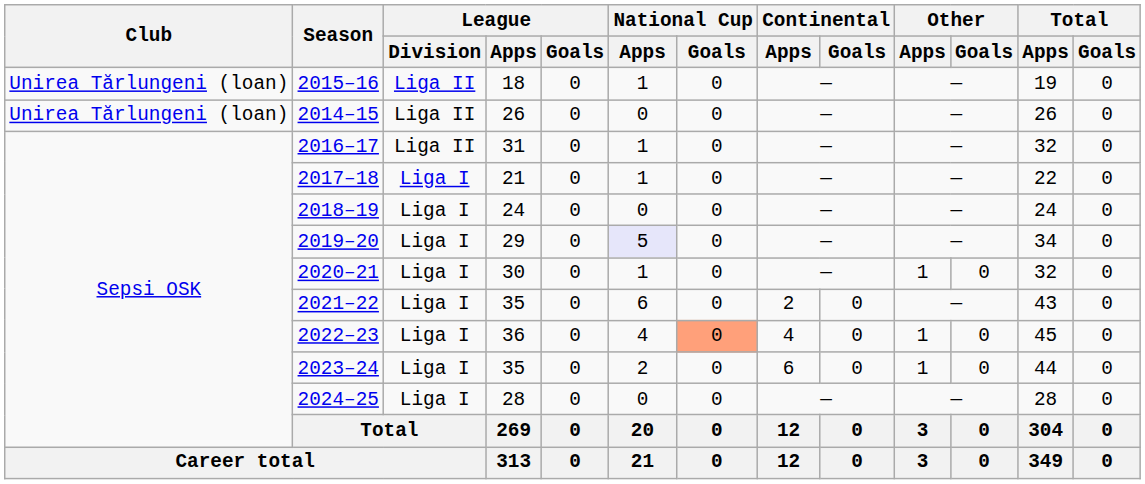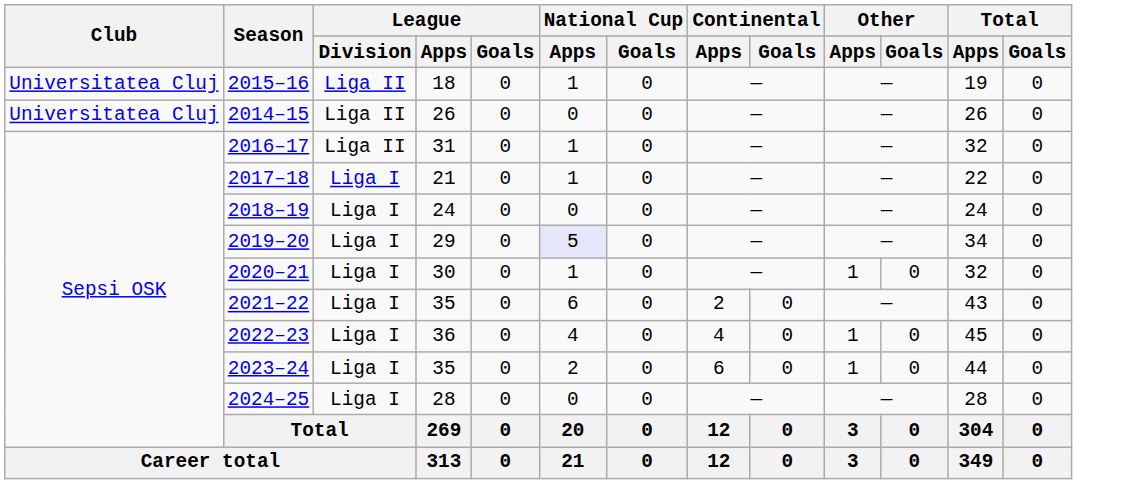(149, 84) Unirea Tărlungeni (loan) -> (114, 84) Universitatea Cluj
(149, 115) Unirea Tărlungeni (loan) -> (114, 115) Universitatea Cluj
(717, 336) lightsalmon background -> (647, 336) no background
